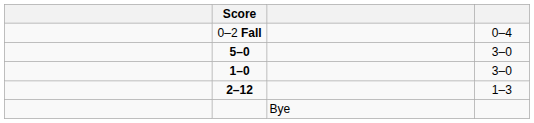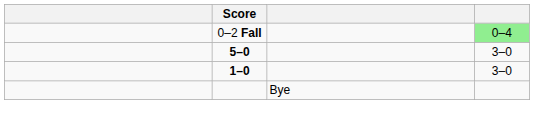(502, 33) no background -> (502, 33) lightgreen background
- row: (240, 90)
